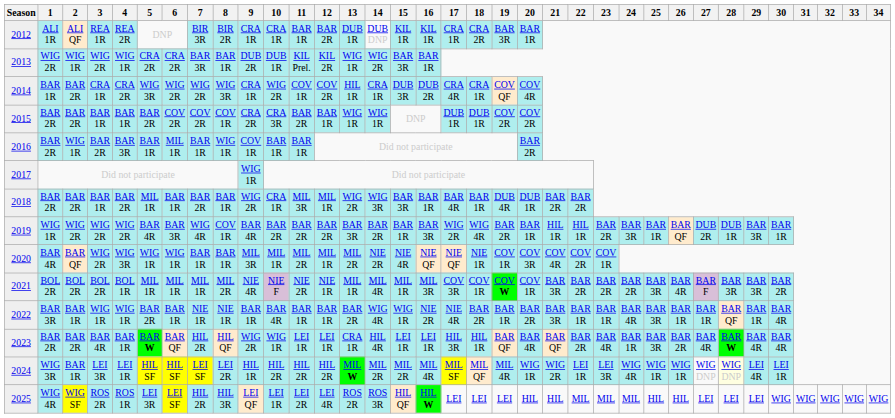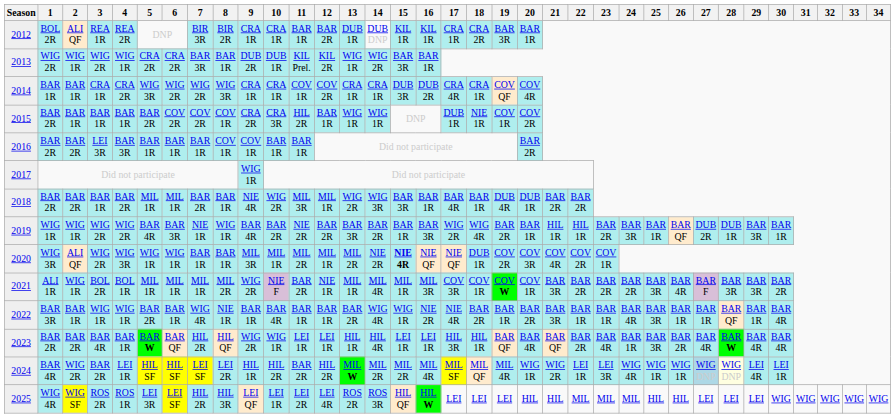(50, 34) ALI 1R -> (50, 34) BOL 2R
(75, 90) BAR 2R -> (75, 90) BAR 1R
(276, 90) WIG 2R -> (276, 90) CRA 1R
(352, 90) HIL 1R -> (352, 90) CRA 1R
(75, 118) BAR 2R -> (75, 118) BAR 1R
(302, 118) BAR 2R -> (302, 118) HIL 2R
(479, 118) DUB 1R -> (479, 118) NIE 1R
(505, 118) COV 2R -> (505, 118) COV 1R
(75, 146) WIG 1R -> (75, 146) BAR 2R
(100, 146) BAR 2R -> (100, 146) LEI 3R
(175, 146) MIL 1R -> (175, 146) BAR 1R
(225, 146) WIG 1R -> (225, 146) COV 1R
(175, 202) BAR 1R -> (175, 202) MIL 1R
(251, 202) WIG 2R -> (251, 202) NIE 4R
(276, 202) CRA 1R -> (276, 202) WIG 2R
(75, 230) WIG 2R -> (75, 230) WIG 1R
(200, 230) WIG 4R -> (200, 230) NIE 1R
(225, 230) COV 1R -> (225, 230) WIG 1R
(302, 230) BAR 2R -> (302, 230) NIE 2R
(50, 258) BAR 4R -> (50, 258) WIG 3R
(75, 258) BAR QF -> (75, 258) ALI QF
(403, 258) normal -> (403, 258) bold
(479, 258) NIE 1R -> (479, 258) DUB 1R
(505, 258) COV 1R -> (505, 258) COV 2R
(50, 286) BOL 2R -> (50, 286) ALI 1R
(75, 286) BOL 2R -> (75, 286) WIG 1R
(251, 286) NIE 4R -> (251, 286) WIG 2R
(302, 286) NIE 2R -> (302, 286) BAR 2R
(200, 314) NIE 1R -> (200, 314) WIG 4R
(352, 342) CRA 1R -> (352, 342) HIL 1R
(50, 371) WIG 3R -> (50, 371) BAR 4R
(75, 371) BAR 1R -> (75, 371) WIG 2R
(100, 371) LEI 3R -> (100, 371) BAR 2R
(302, 371) HIL 2R -> (302, 371) BAR 2R
(706, 371) no background -> (706, 371) lightblue background
